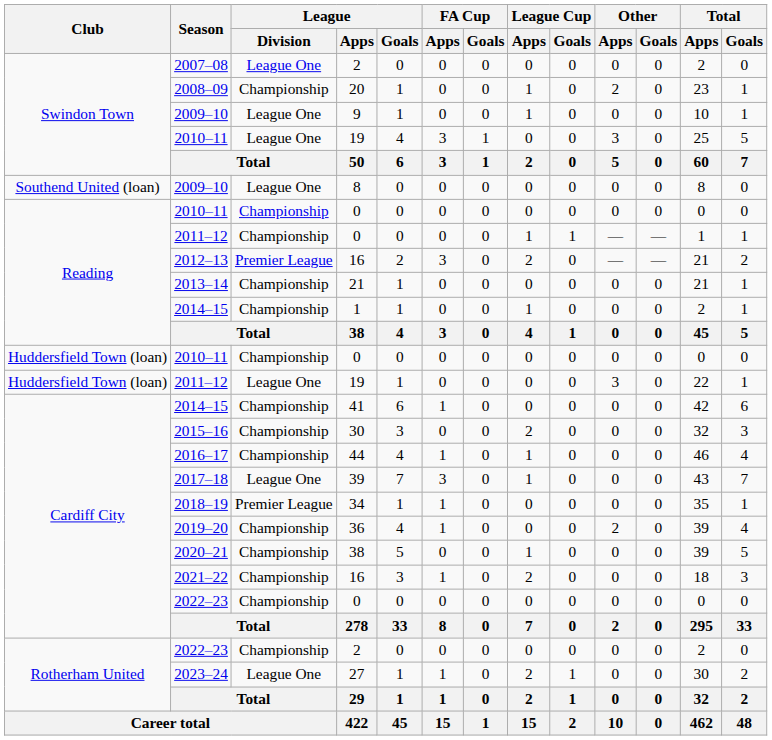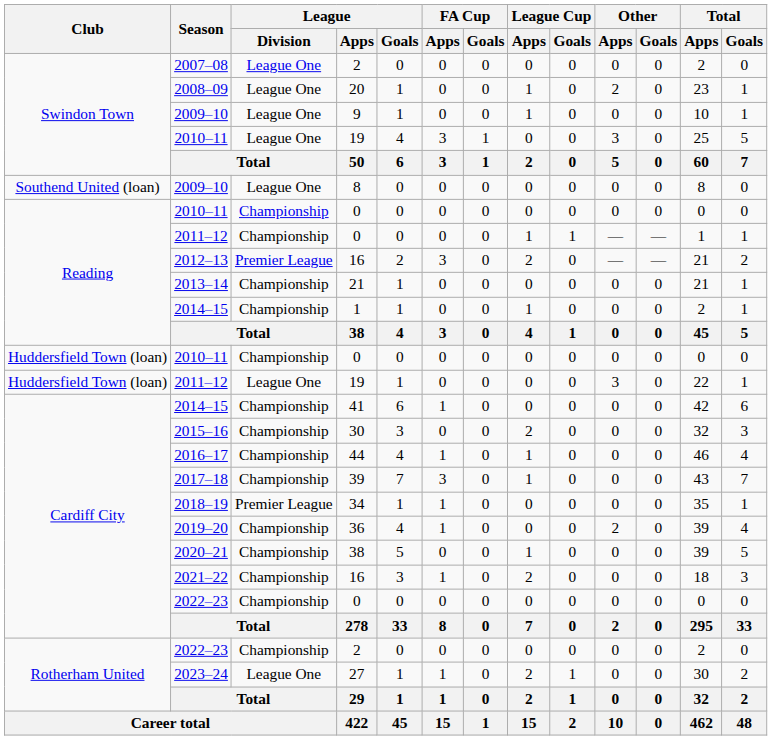(284, 89) Championship -> (284, 89) League One
(284, 479) League One -> (284, 479) Championship
